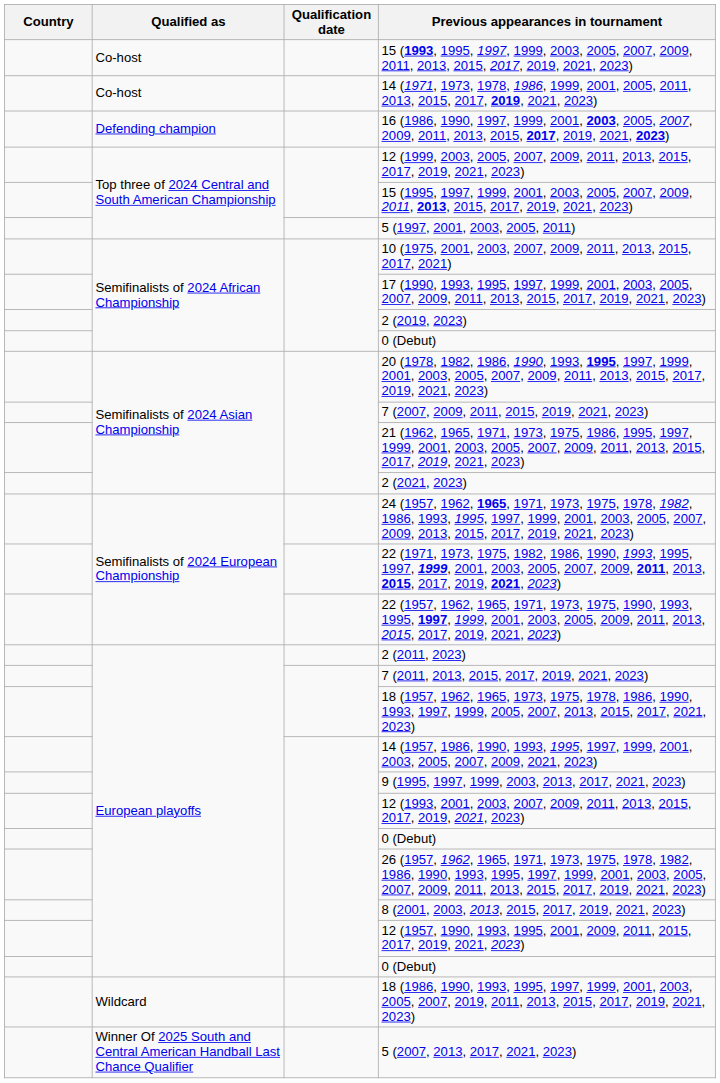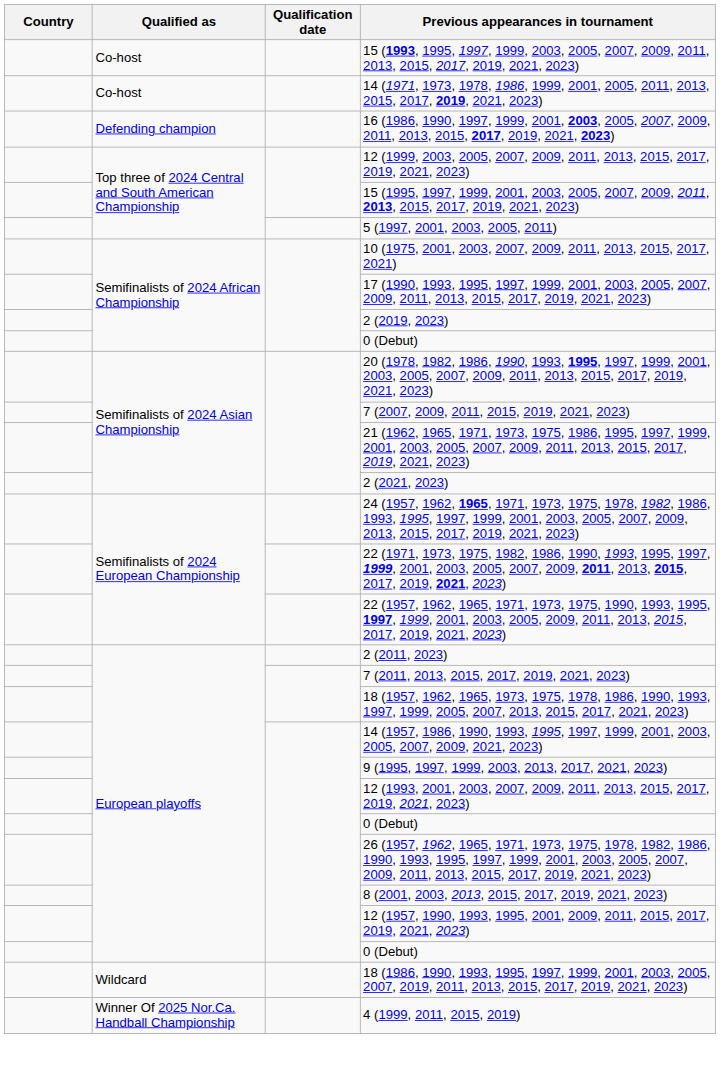+ row: (165, 1015)
- row: (188, 1052)
